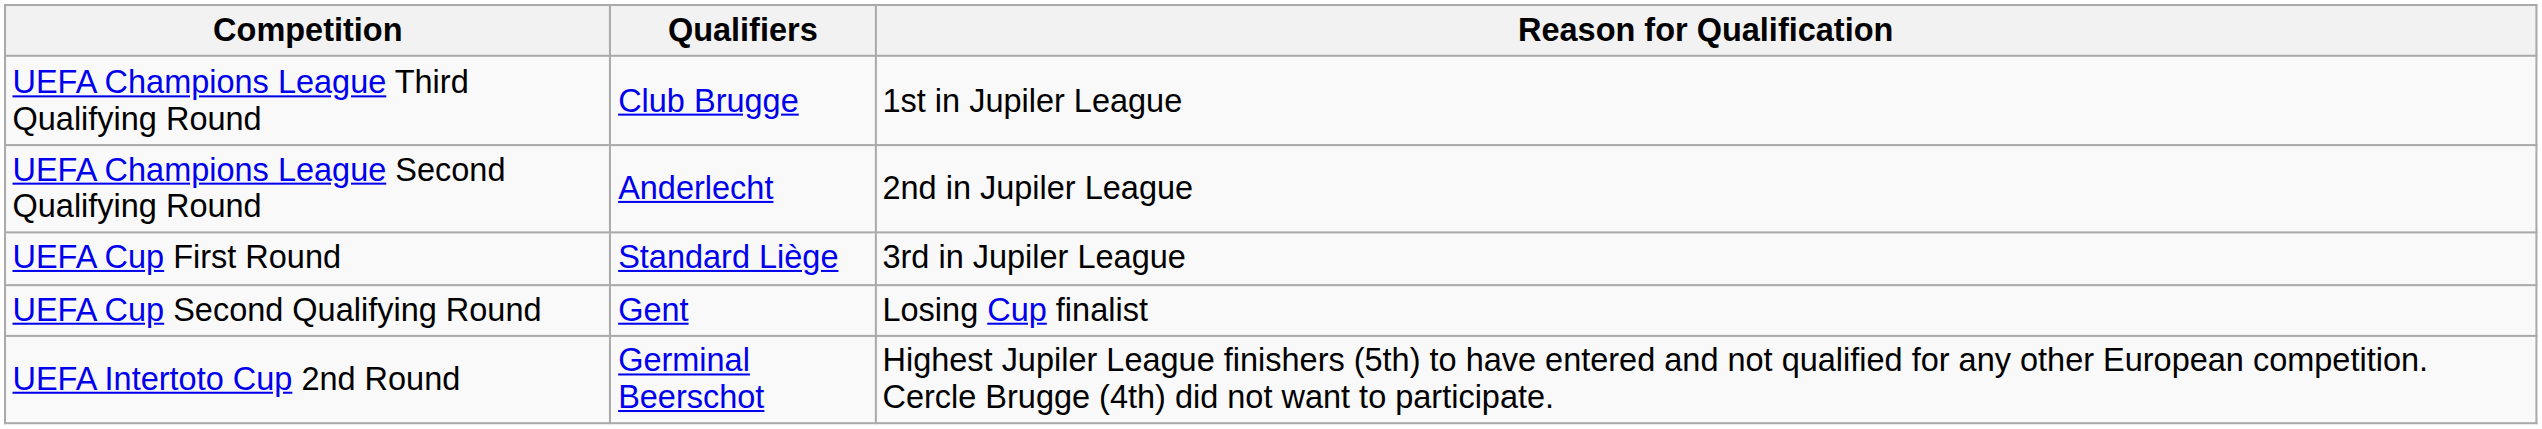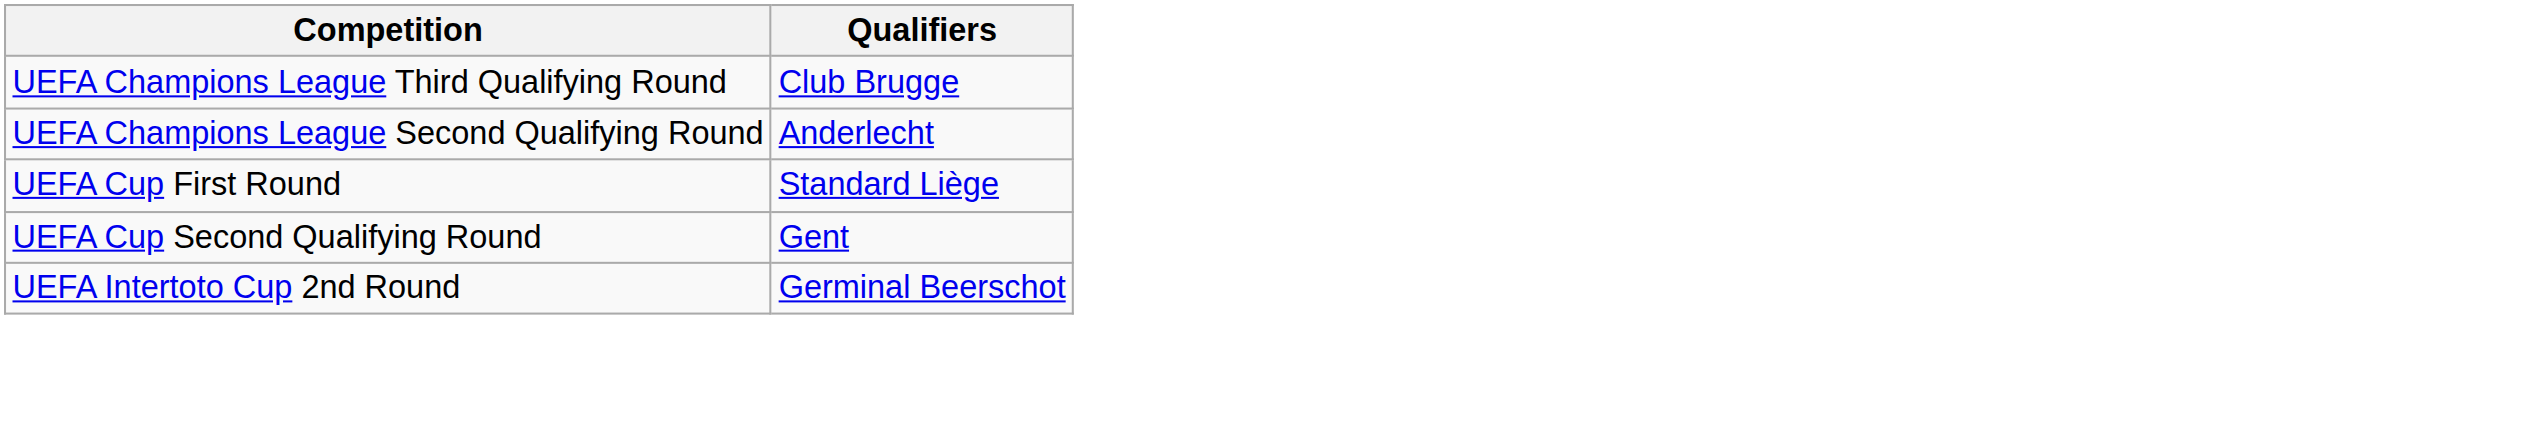- column: (1706, 30)
